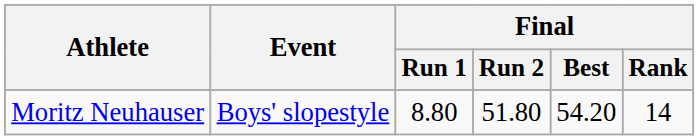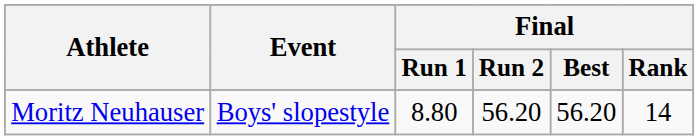(511, 112) 51.80 -> (511, 112) 56.20
(586, 112) 54.20 -> (586, 112) 56.20
